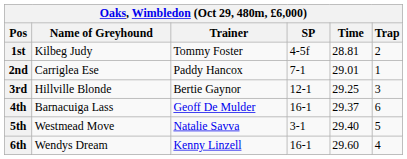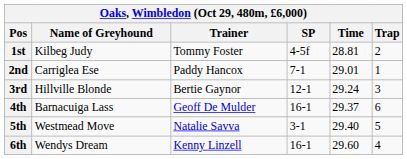(346, 88) 29.25 -> (346, 88) 29.24
